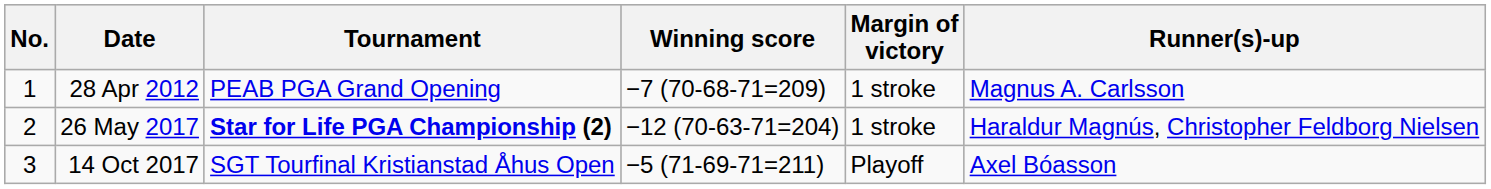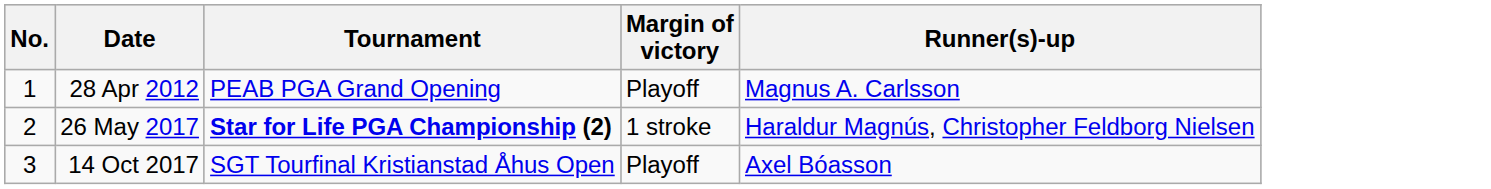- column: (733, 37)
(893, 89) 1 stroke -> (662, 89) Playoff
